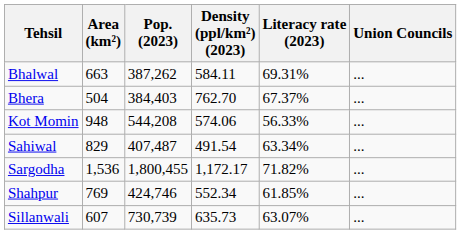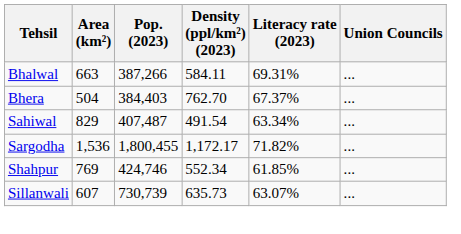(152, 74) 387,262 -> (143, 74) 387,266
- row: (43, 121)
